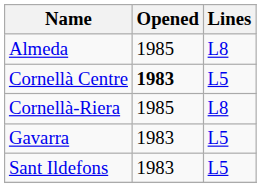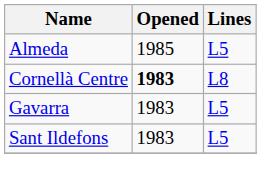(218, 49) L8 -> (218, 49) L5
(218, 78) L5 -> (218, 78) L8
- row: (65, 108)
